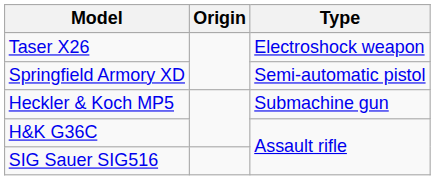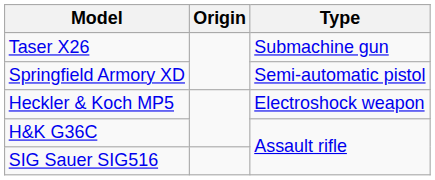(339, 47) Electroshock weapon -> (322, 47) Submachine gun
(322, 103) Submachine gun -> (339, 103) Electroshock weapon
